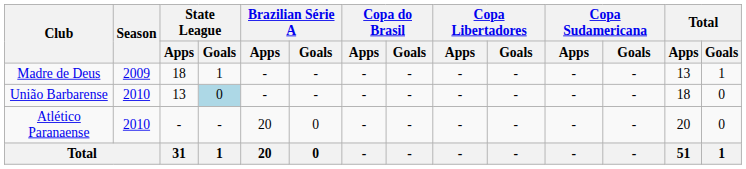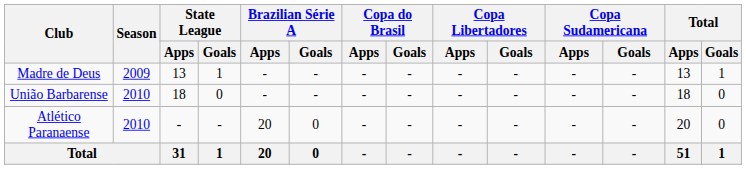(179, 73) 18 -> (179, 73) 13
(179, 95) 13 -> (179, 95) 18
(219, 95) lightblue background -> (219, 95) no background
